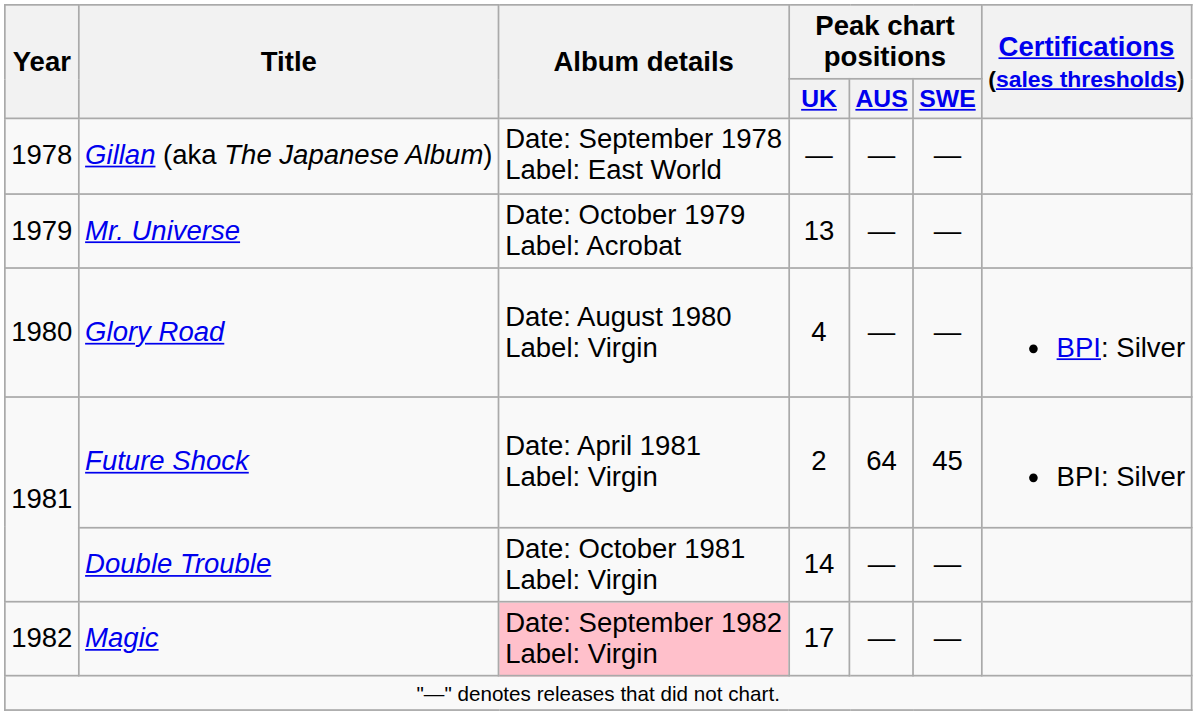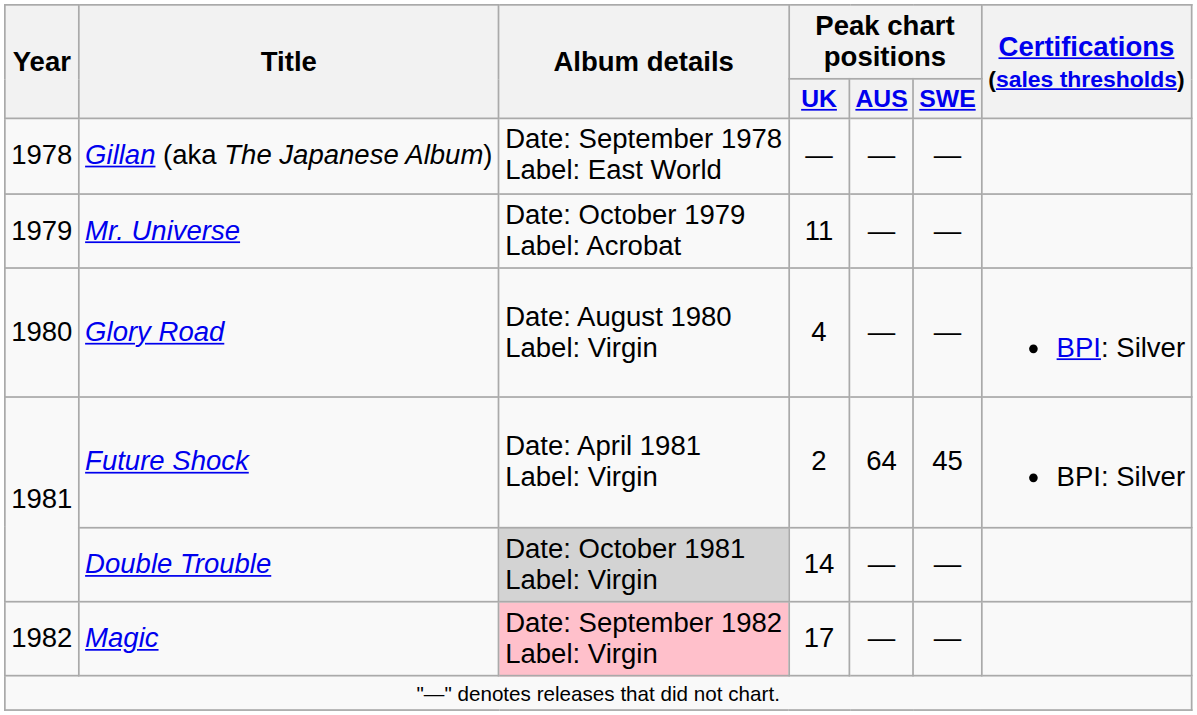(819, 230) 13 -> (819, 230) 11
(625, 564) no background -> (625, 564) lightgrey background
